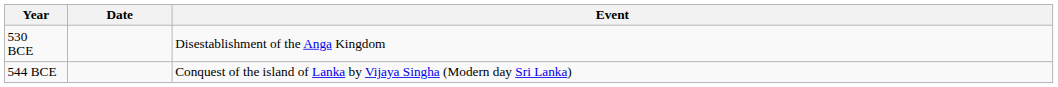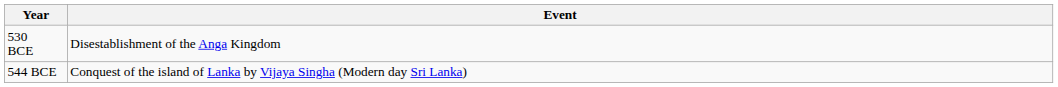- column: (120, 15)
